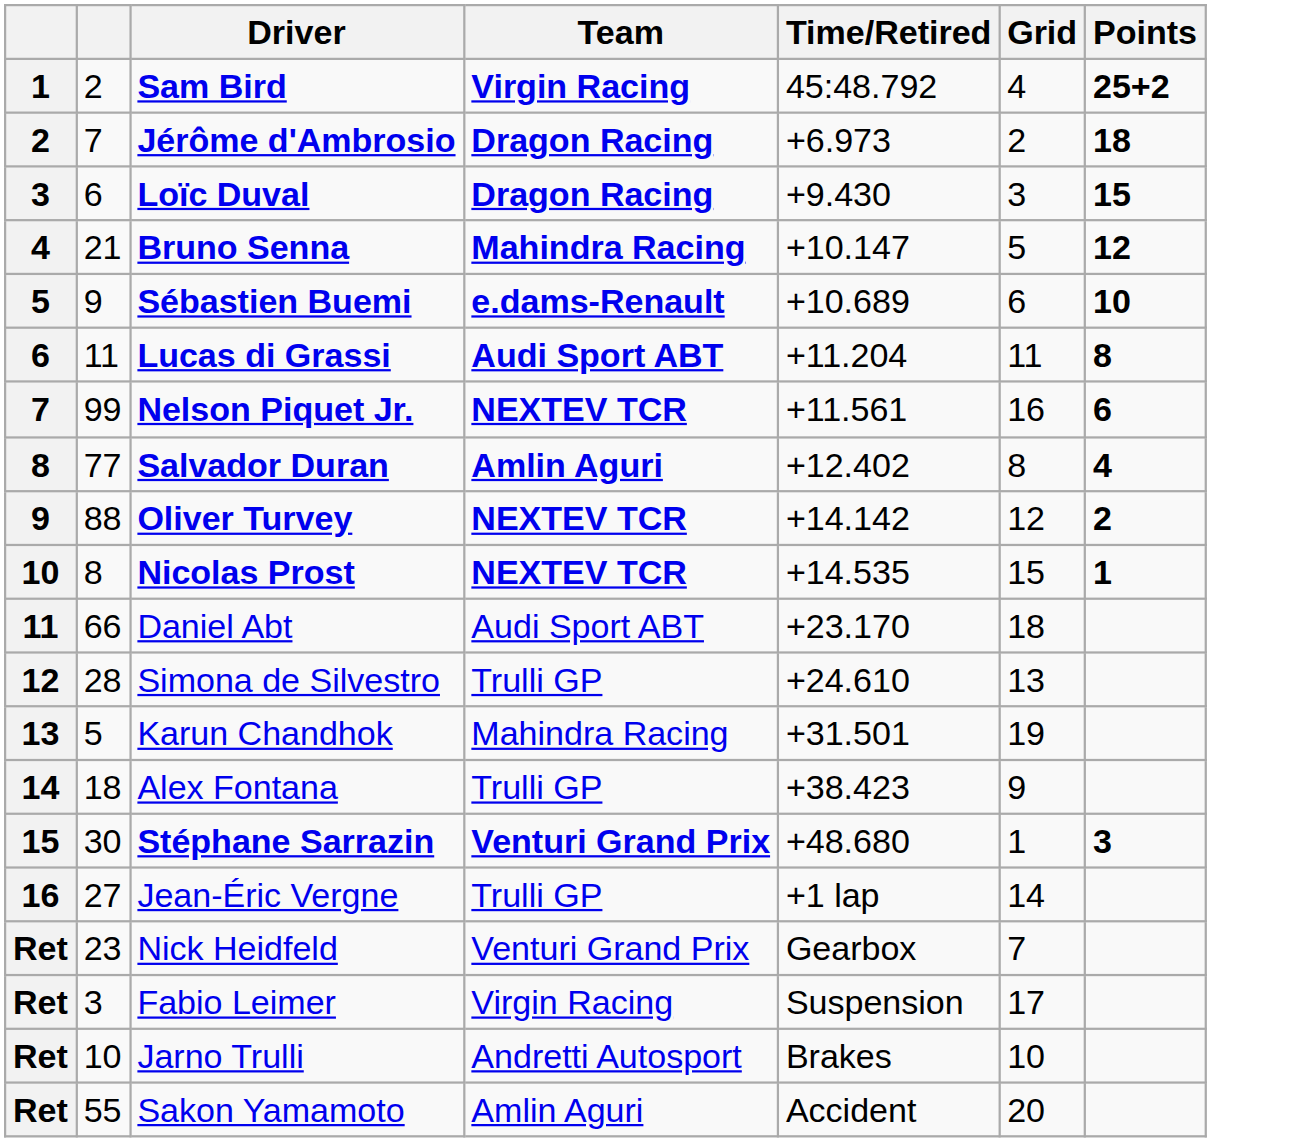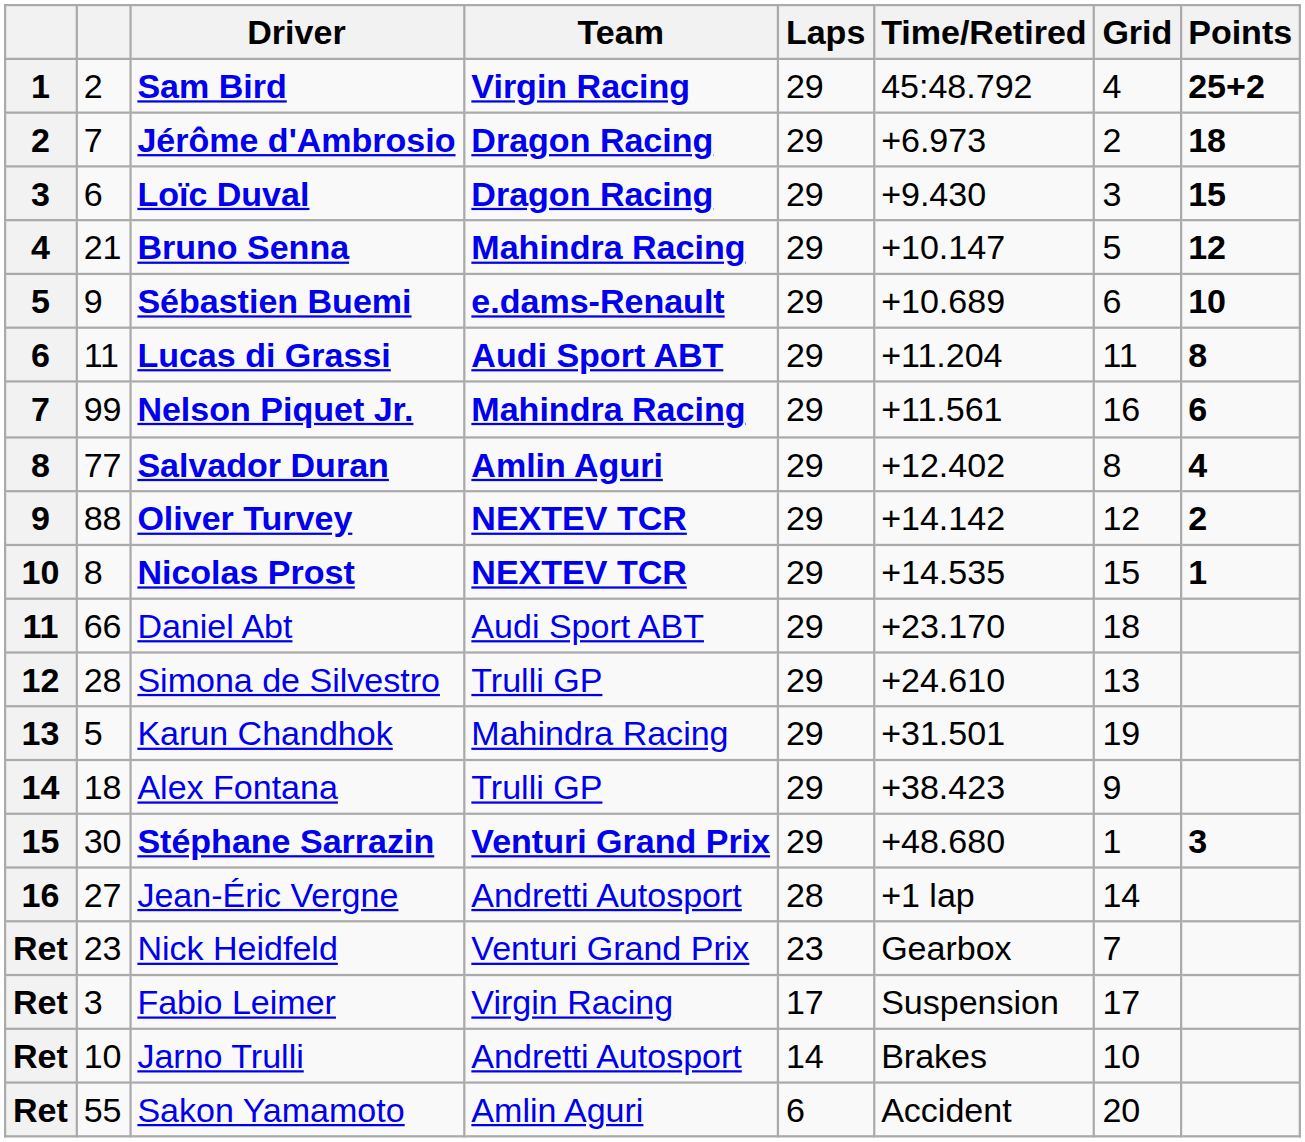+ column: (826, 32)
(579, 410) NEXTEV TCR -> (608, 410) Mahindra Racing
(537, 895) Trulli GP -> (607, 895) Andretti Autosport
